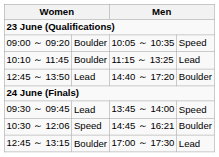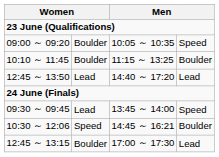(190, 60) Lead -> (195, 60) Boulder
(195, 77) Boulder -> (190, 77) Lead
